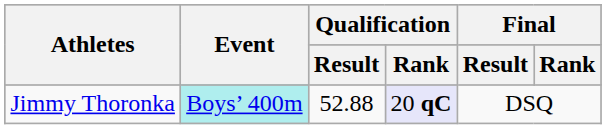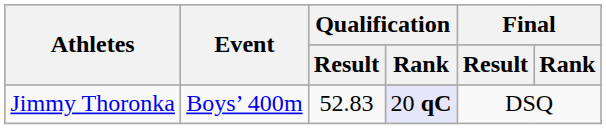(244, 104) paleturquoise background -> (244, 104) no background
(347, 104) 52.88 -> (347, 104) 52.83
